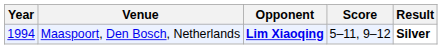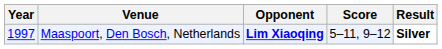(21, 34) 1994 -> (21, 34) 1997
